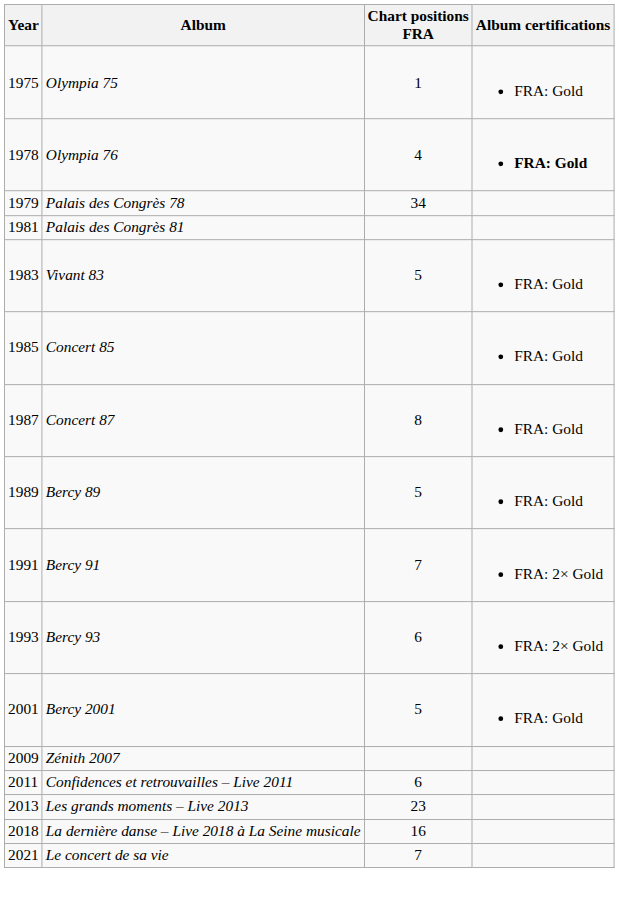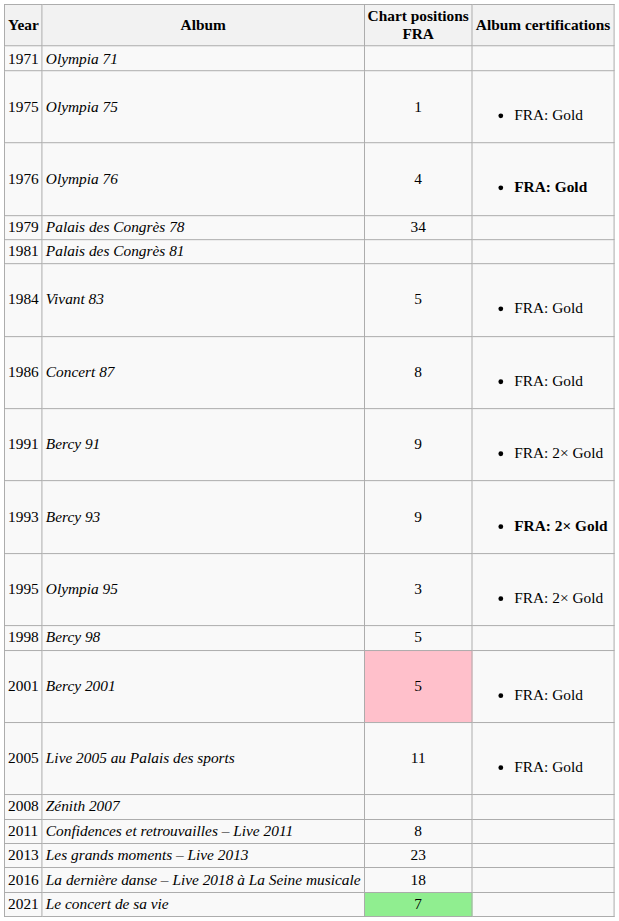+ row: (82, 58)
(23, 154) 1978 -> (23, 179) 1976
(23, 275) 1983 -> (23, 300) 1984
- row: (80, 348)
(23, 420) 1987 -> (23, 372) 1986
- row: (73, 492)
(418, 565) 7 -> (418, 444) 9
(418, 637) 6 -> (418, 517) 9
(543, 646) normal -> (543, 526) bold
+ row: (82, 589)
+ row: (73, 637)
(418, 709) no background -> (418, 686) pink background
+ row: (140, 758)
(23, 758) 2009 -> (23, 806) 2008
(418, 782) 6 -> (418, 831) 8
(23, 831) 2018 -> (23, 880) 2016
(418, 831) 16 -> (418, 880) 18
(418, 855) no background -> (418, 904) lightgreen background
